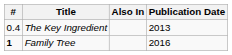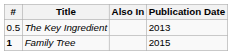(13, 27) 0.4 -> (13, 27) 0.5
(159, 43) 2016 -> (159, 43) 2015
